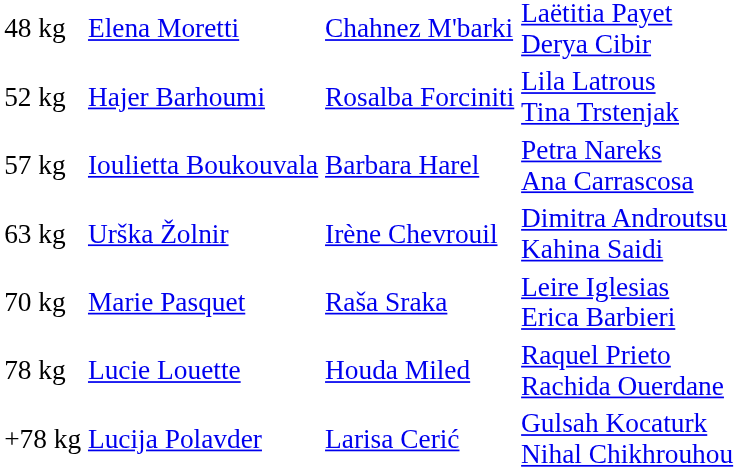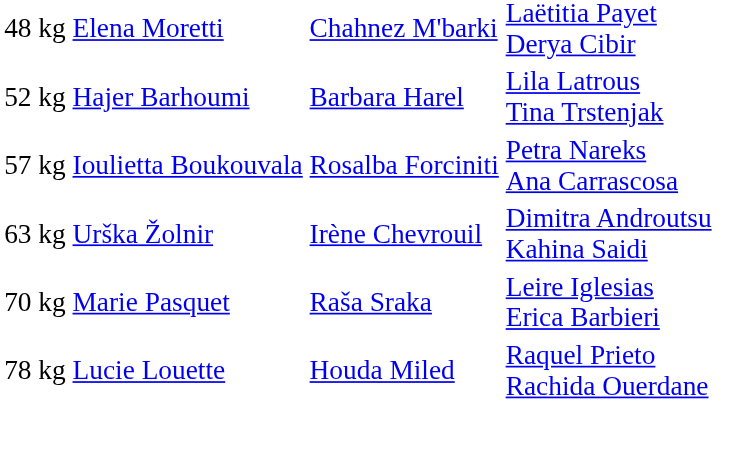(420, 96) Rosalba Forciniti -> (387, 96) Barbara Harel
(402, 165) Barbara Harel -> (404, 165) Rosalba Forciniti
- row: (43, 438)
